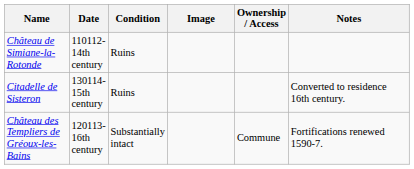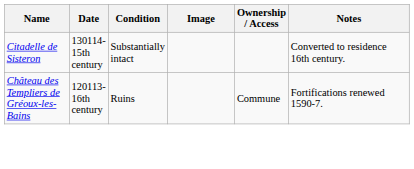- row: (31, 52)
(123, 92) Ruins -> (138, 52) Substantially intact
(138, 138) Substantially intact -> (123, 98) Ruins
